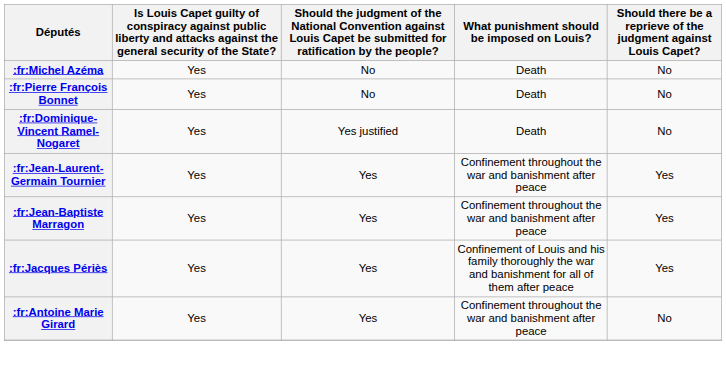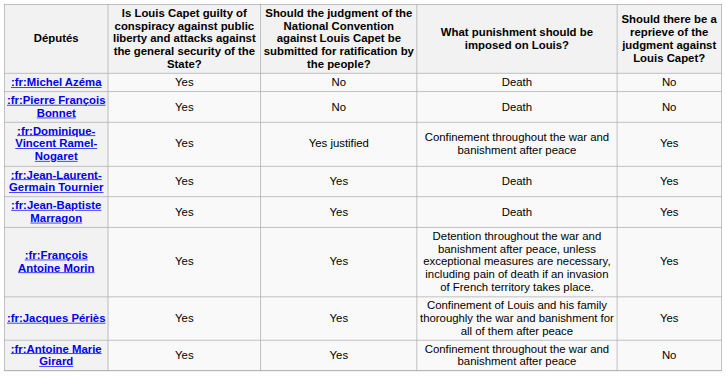(531, 131) Death -> (517, 144) Confinement throughout the war and banishment after peace
(665, 131) No -> (669, 144) Yes
(531, 175) Confinement throughout the war and banishment after peace -> (517, 181) Death
(531, 218) Confinement throughout the war and banishment after peace -> (517, 212) Death
+ row: (56, 262)
